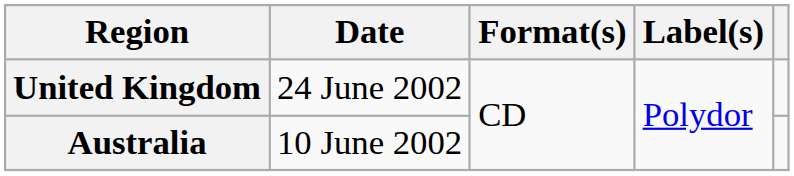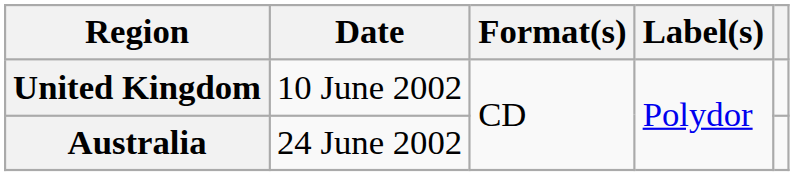(370, 87) 24 June 2002 -> (370, 87) 10 June 2002
(370, 142) 10 June 2002 -> (370, 142) 24 June 2002
